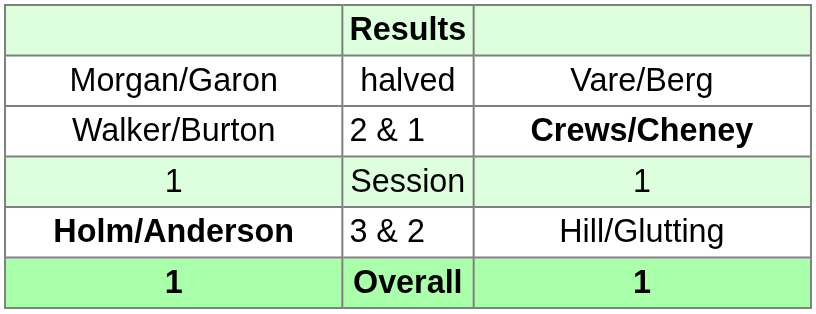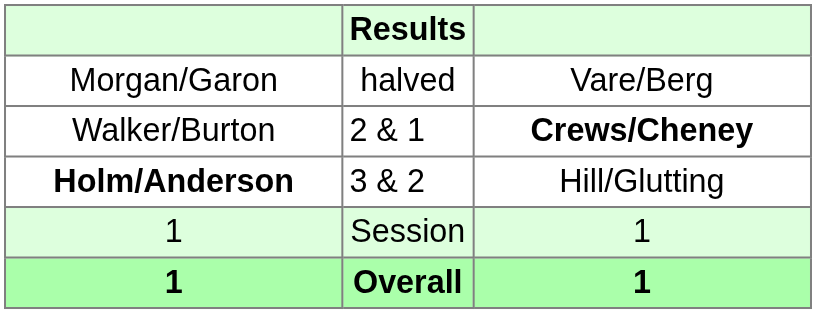rows swapped: (174, 231) <-> (174, 181)
